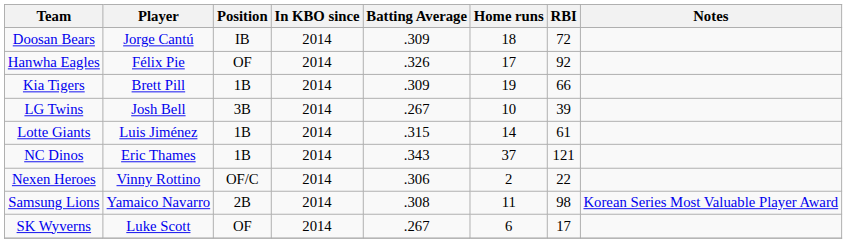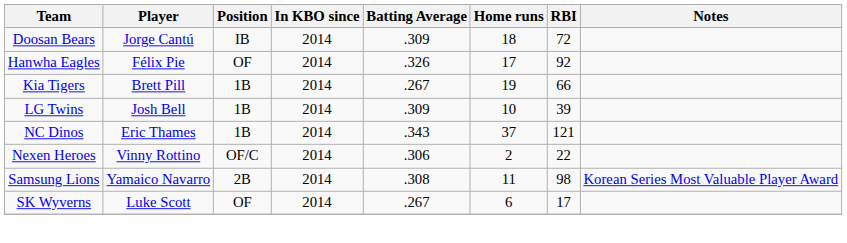(417, 86) .309 -> (417, 86) .267
(242, 109) 3B -> (242, 109) 1B
(417, 109) .267 -> (417, 109) .309
- row: (54, 132)
